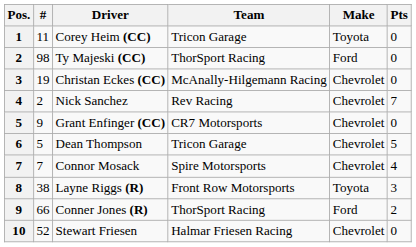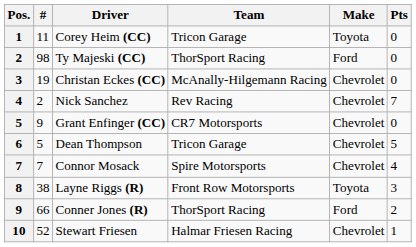(394, 231) 0 -> (394, 231) 1
